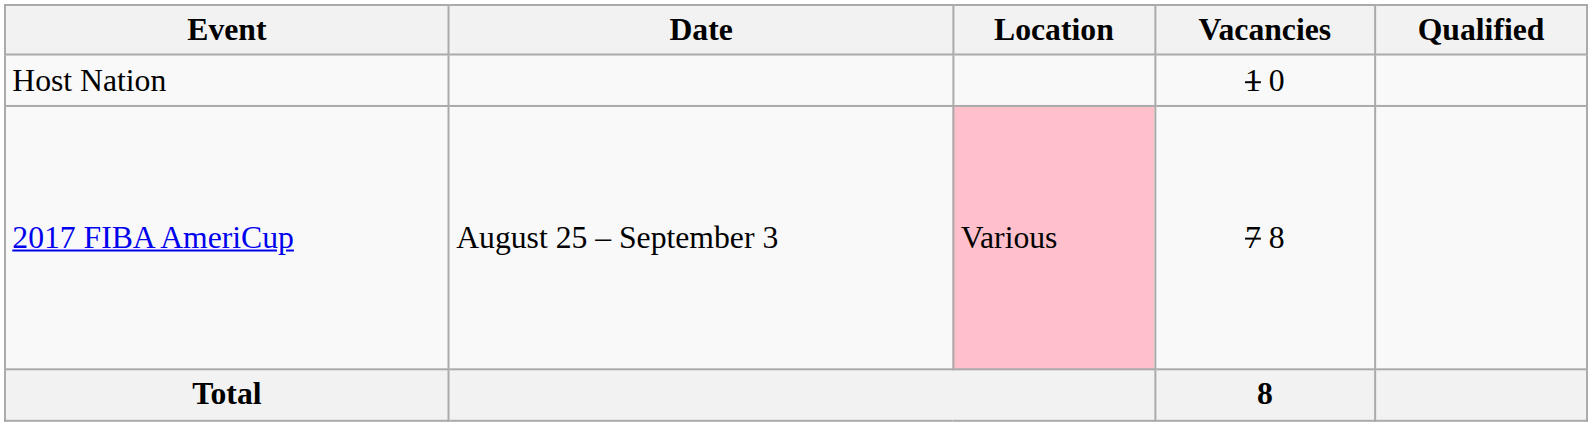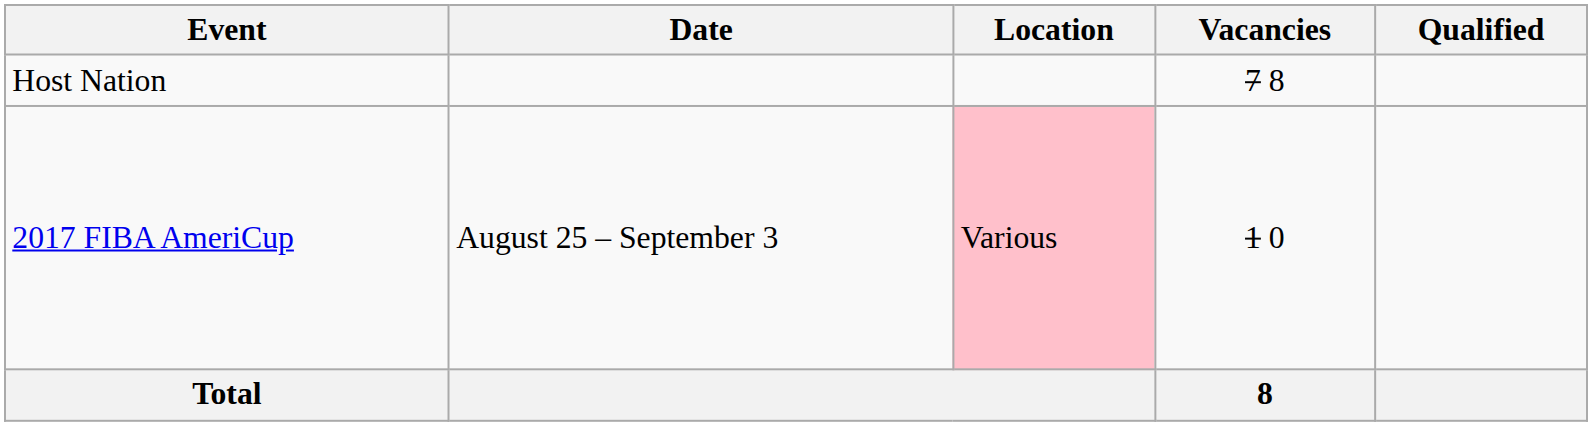(1265, 79) 1 0 -> (1265, 79) 7 8
(1265, 237) 7 8 -> (1265, 237) 1 0
